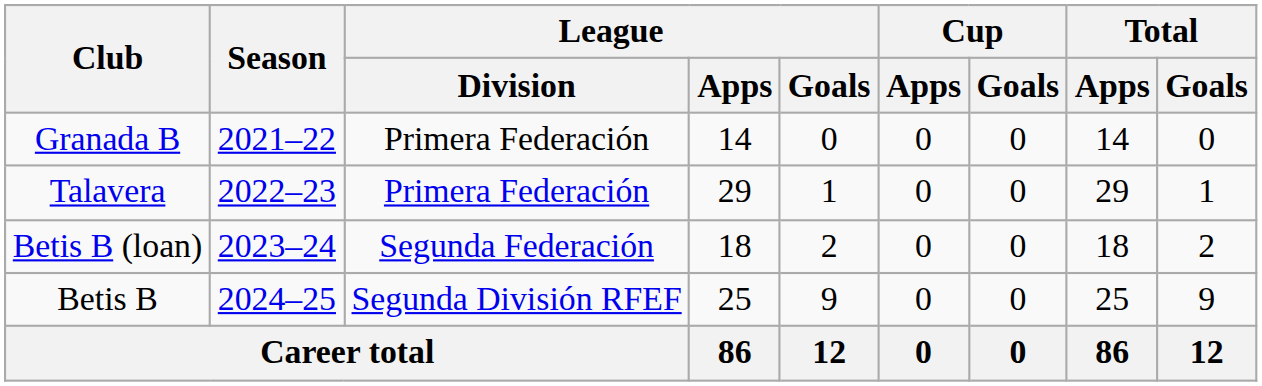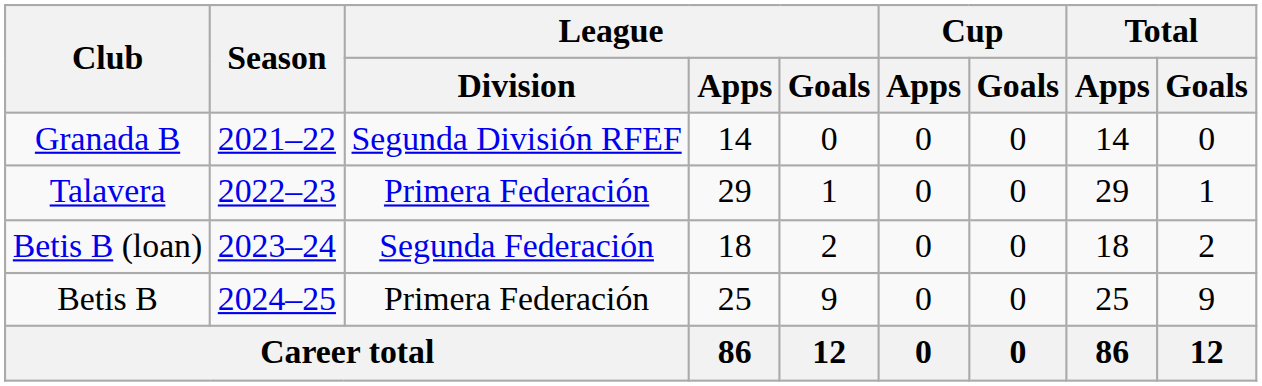(517, 138) Primera Federación -> (517, 138) Segunda División RFEF
(517, 298) Segunda División RFEF -> (517, 298) Primera Federación
